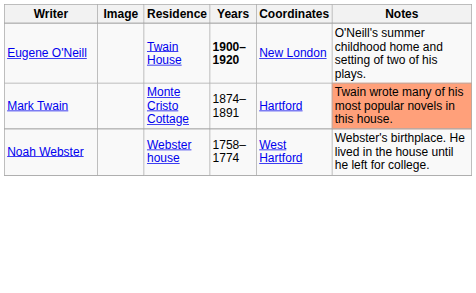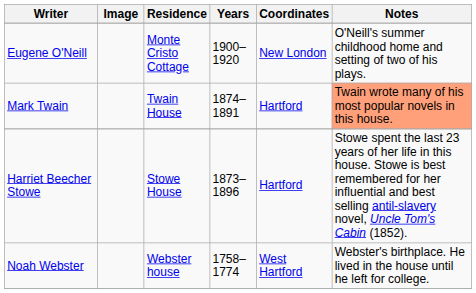(164, 53) Twain House -> (168, 53) Monte Cristo Cottage
(229, 53) bold -> (229, 53) normal
(168, 106) Monte Cristo Cottage -> (164, 106) Twain House
+ row: (49, 185)
